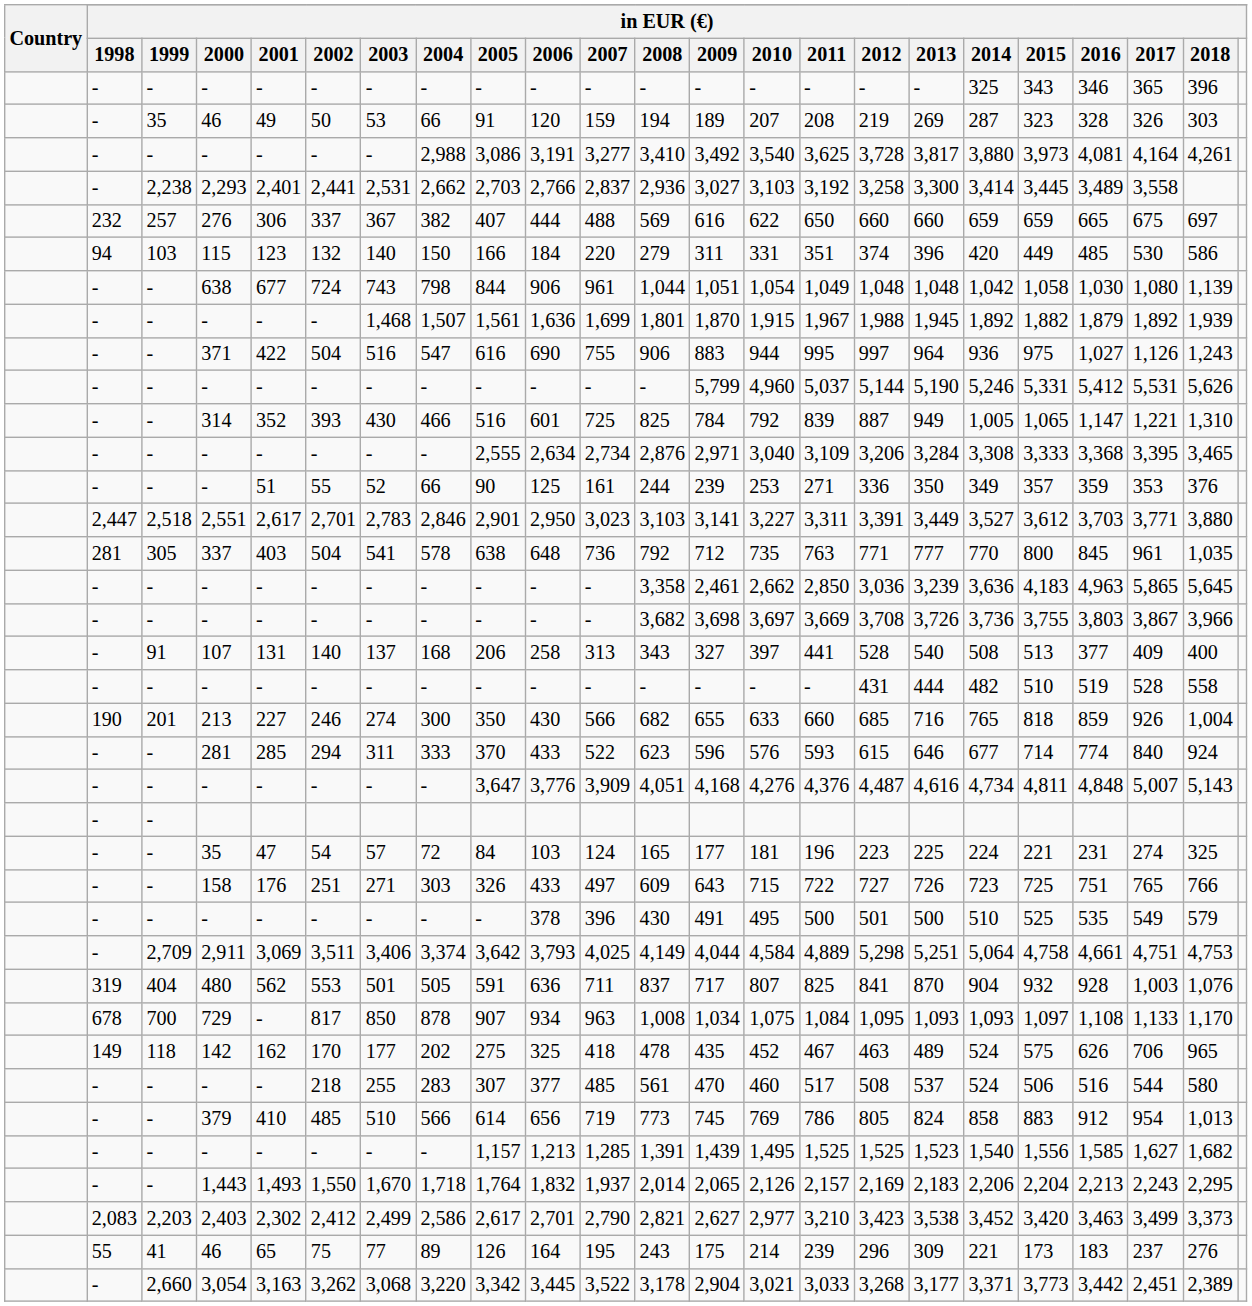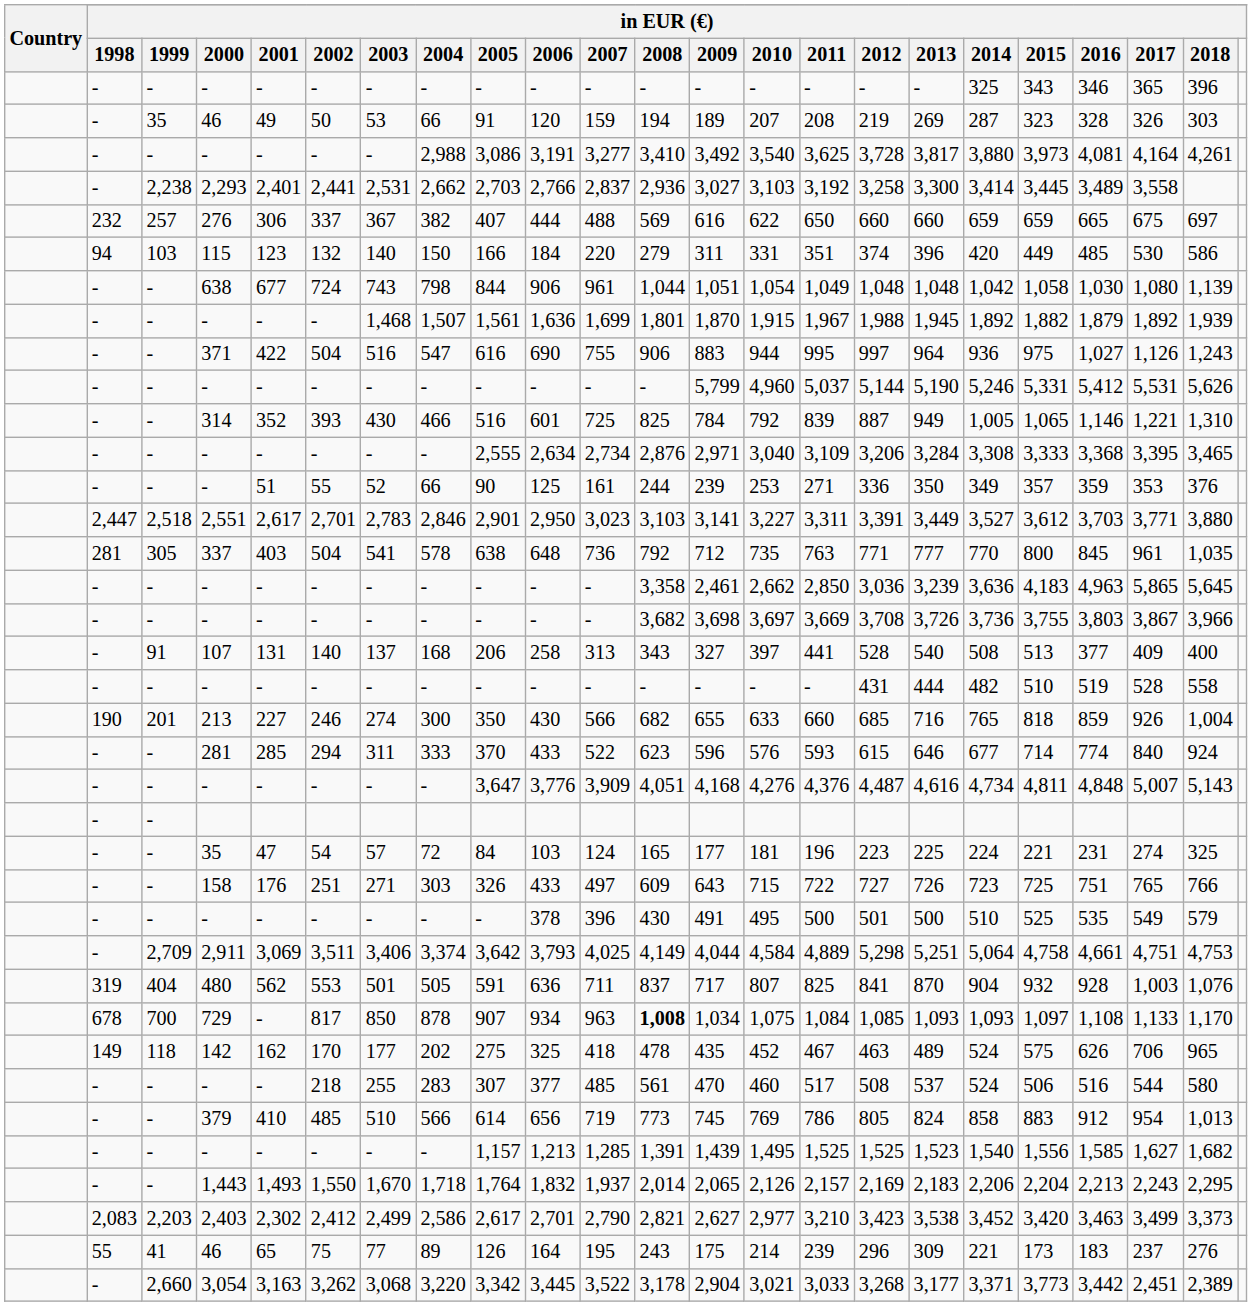(1101, 420) 1,147 -> (1101, 420) 1,146
(662, 1019) normal -> (662, 1019) bold
(881, 1019) 1,095 -> (881, 1019) 1,085
